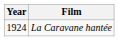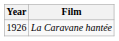(17, 28) 1924 -> (17, 28) 1926
